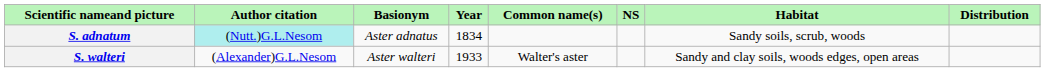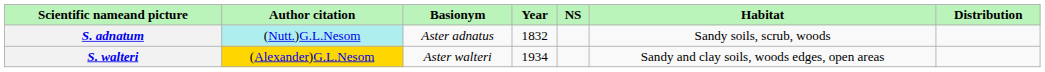- column: (553, 14)
(469, 35) 1834 -> (535, 35) 1832
(274, 56) no background -> (312, 56) gold background
(469, 56) 1933 -> (535, 56) 1934
